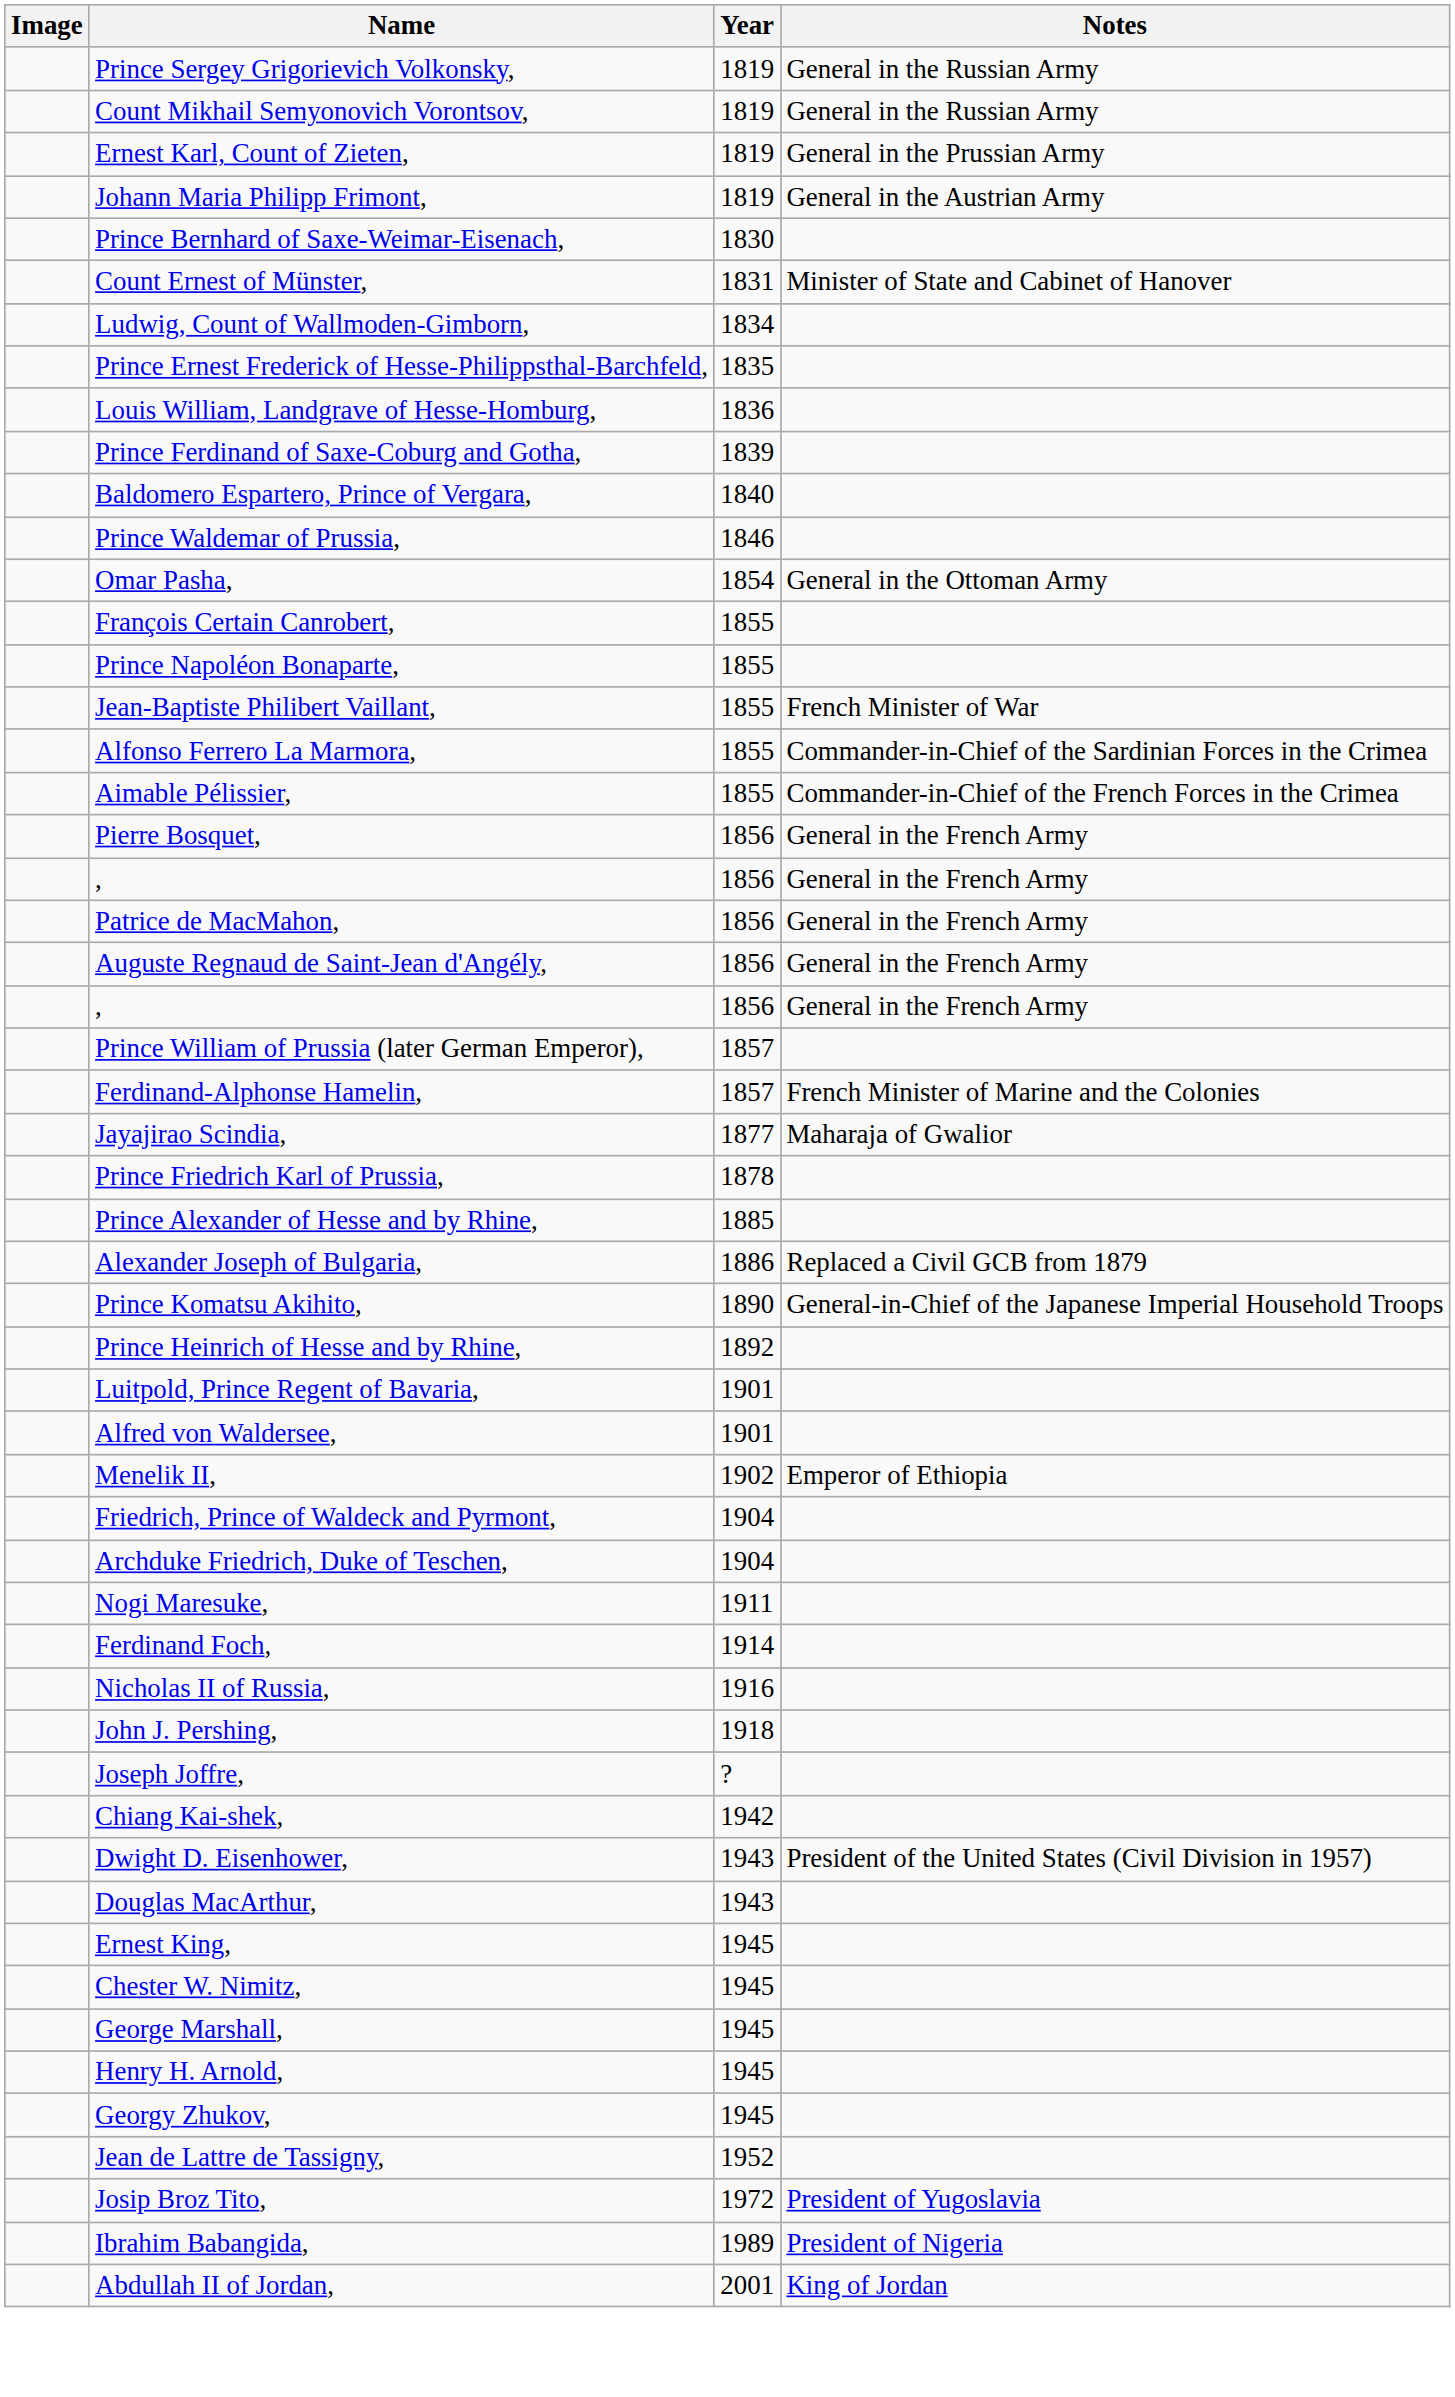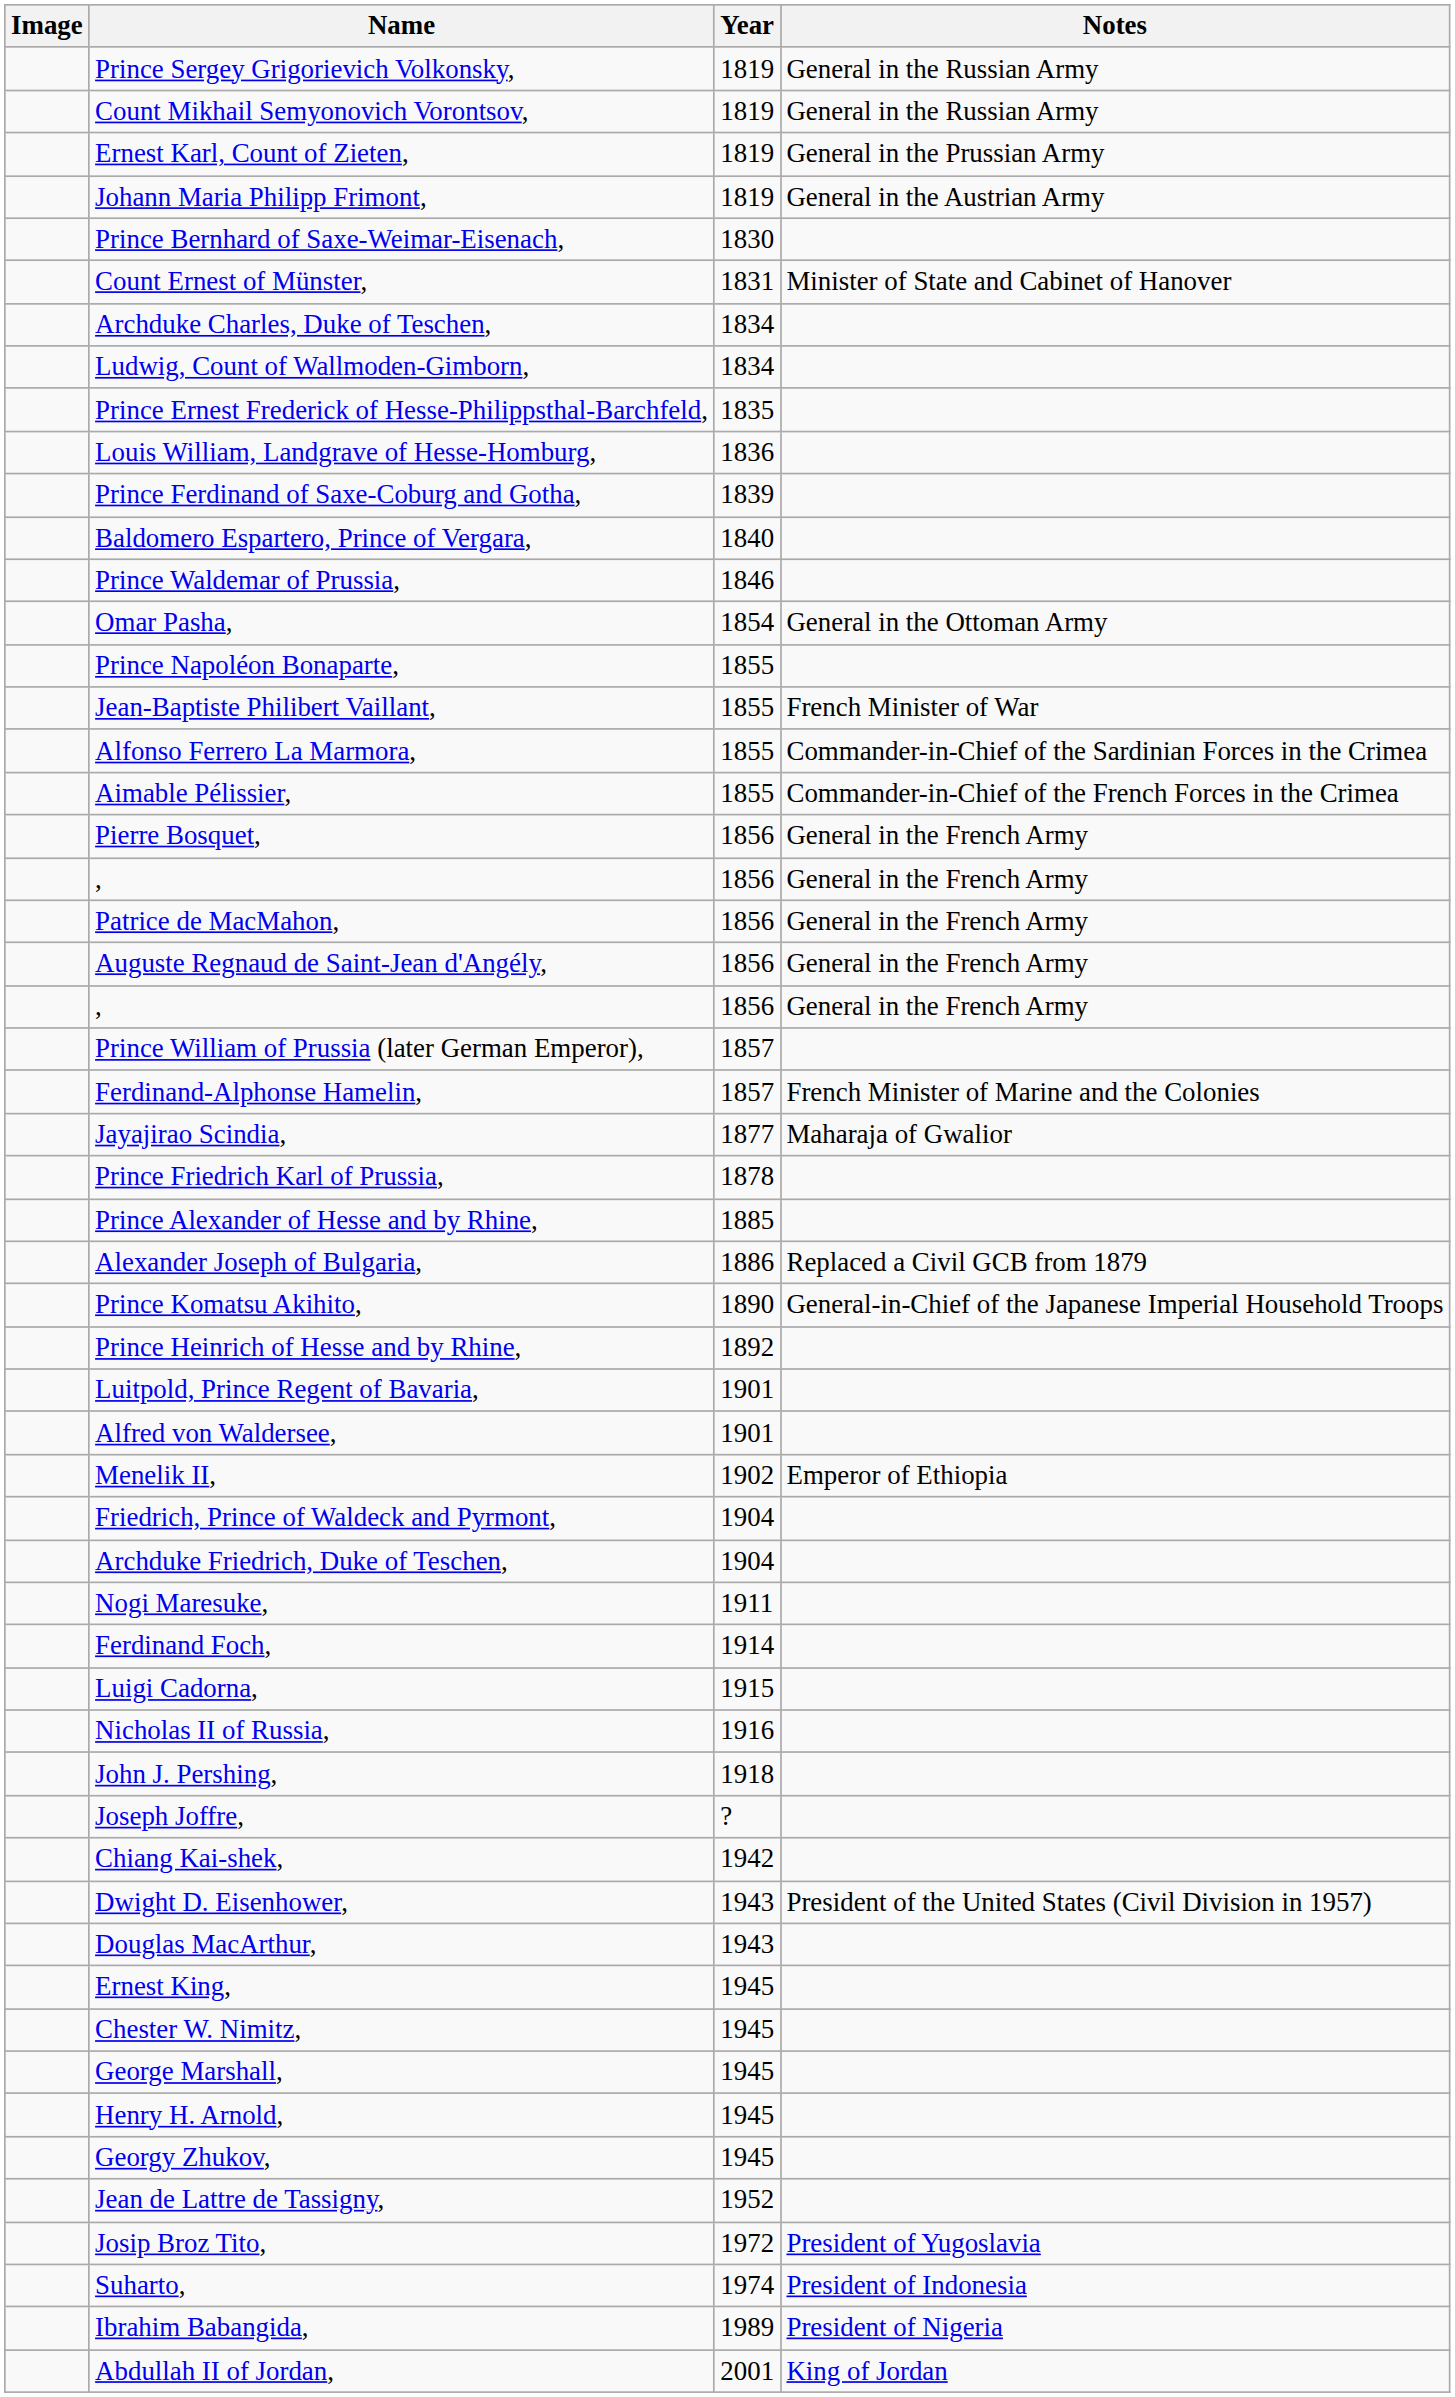+ row: (293, 324)
- row: (245, 622)
+ row: (176, 1688)
+ row: (140, 2285)
